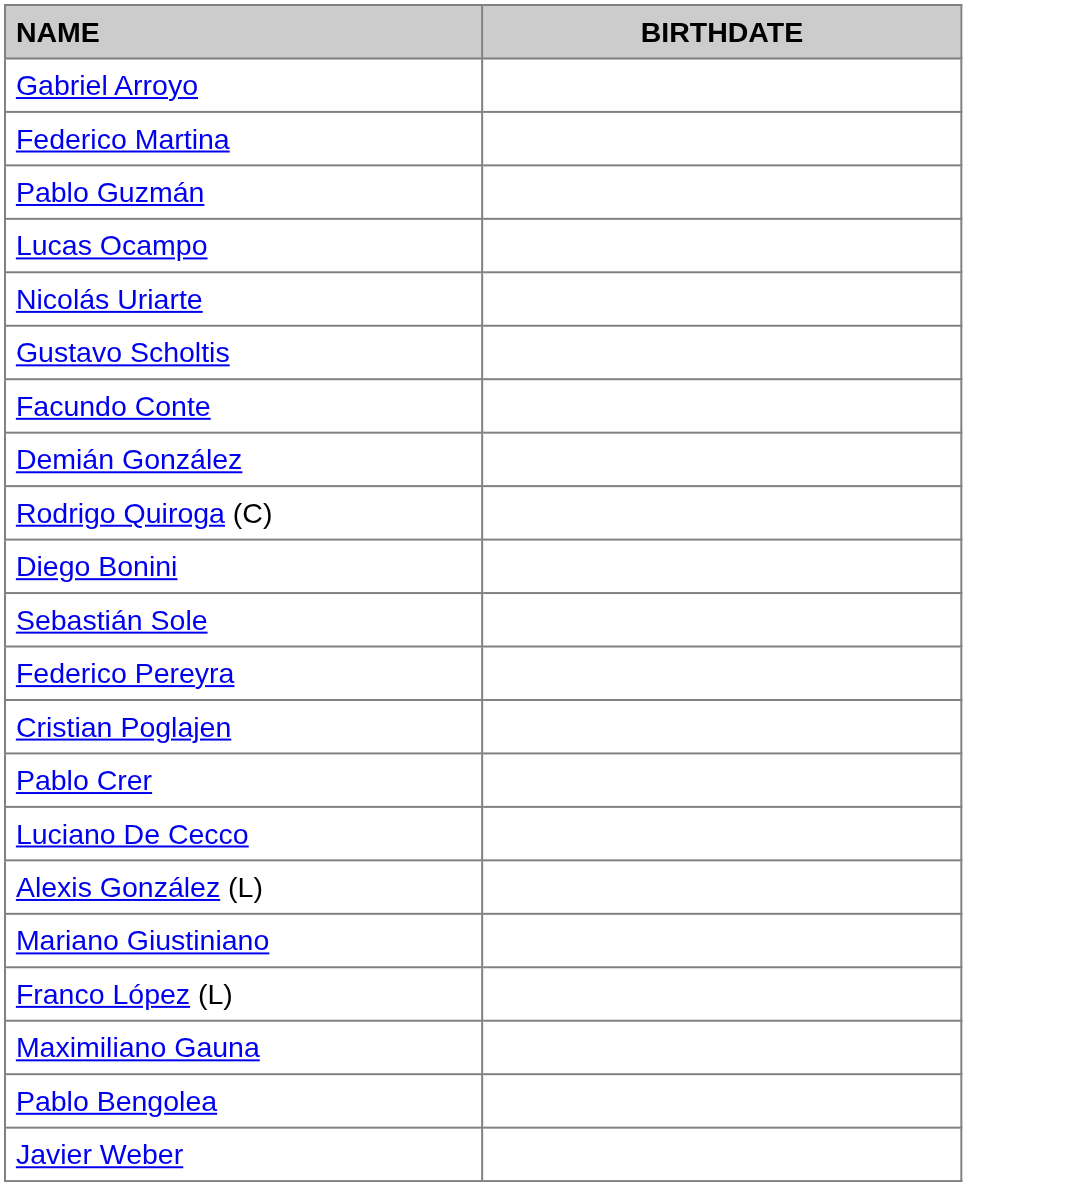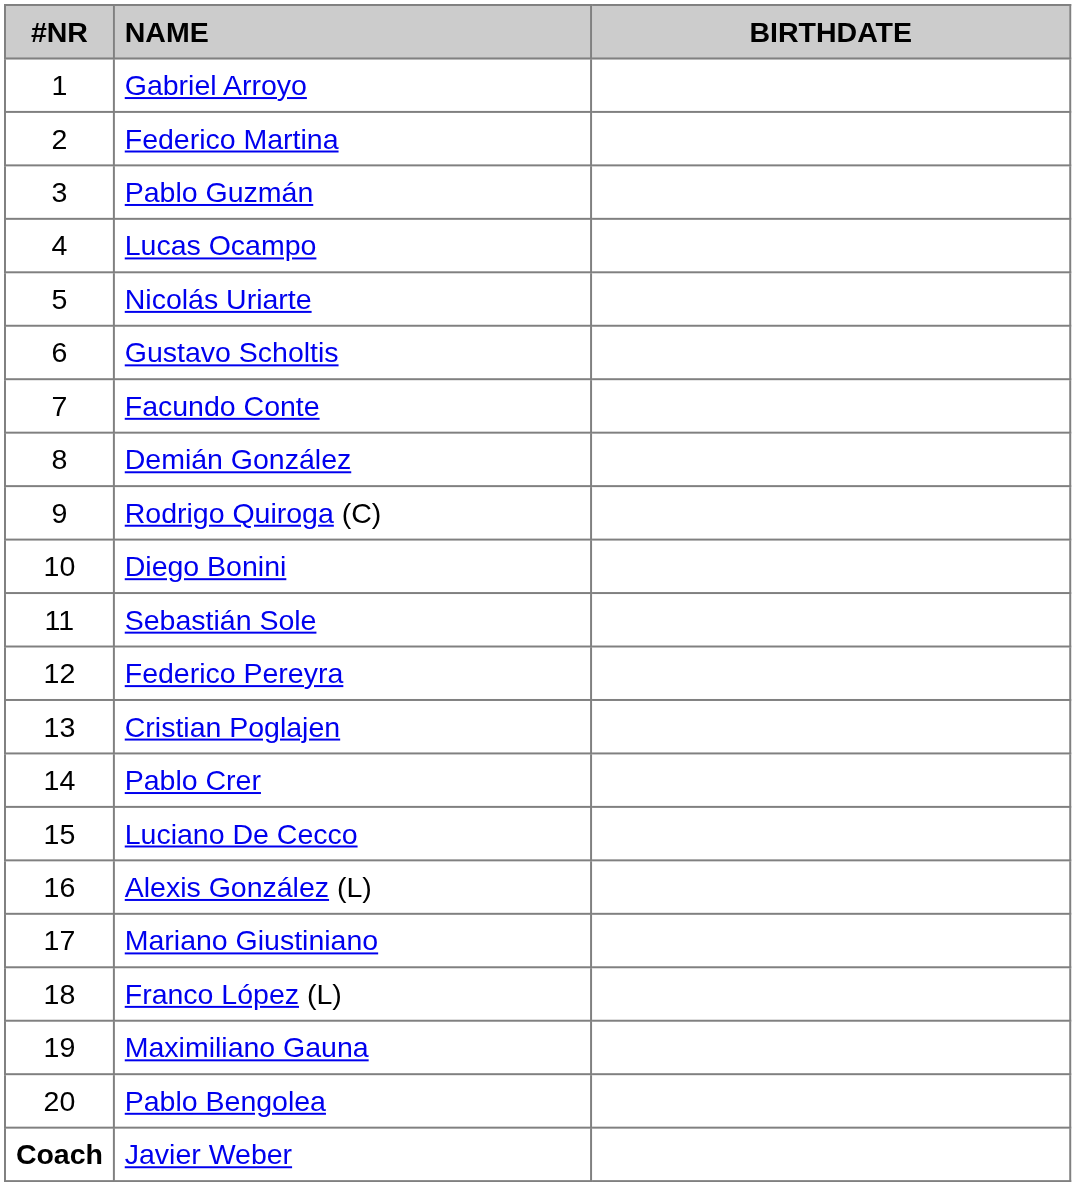+ column: (59, 32)
